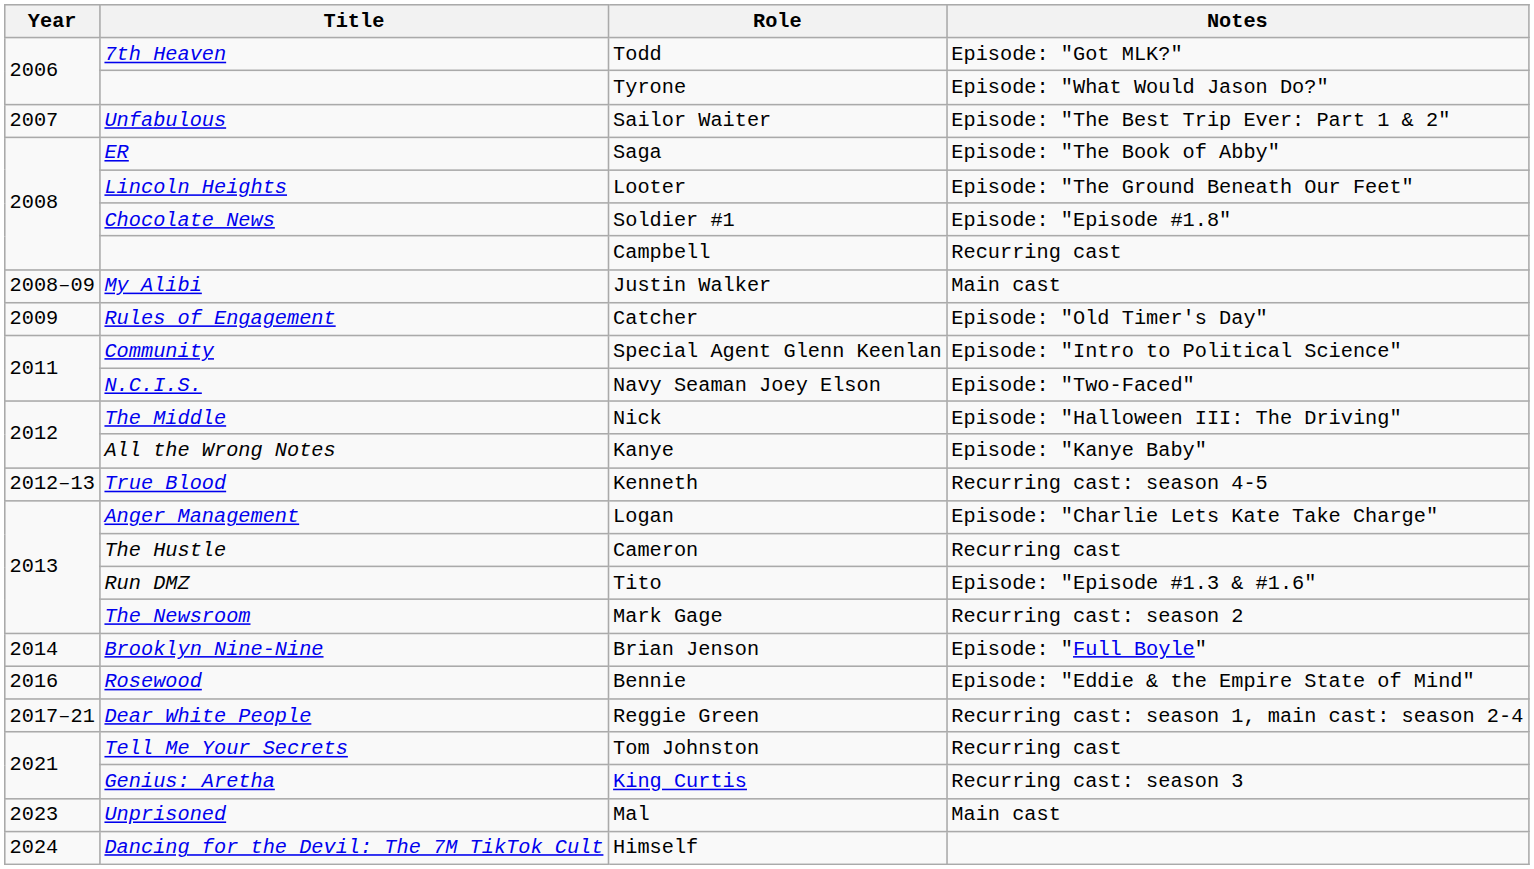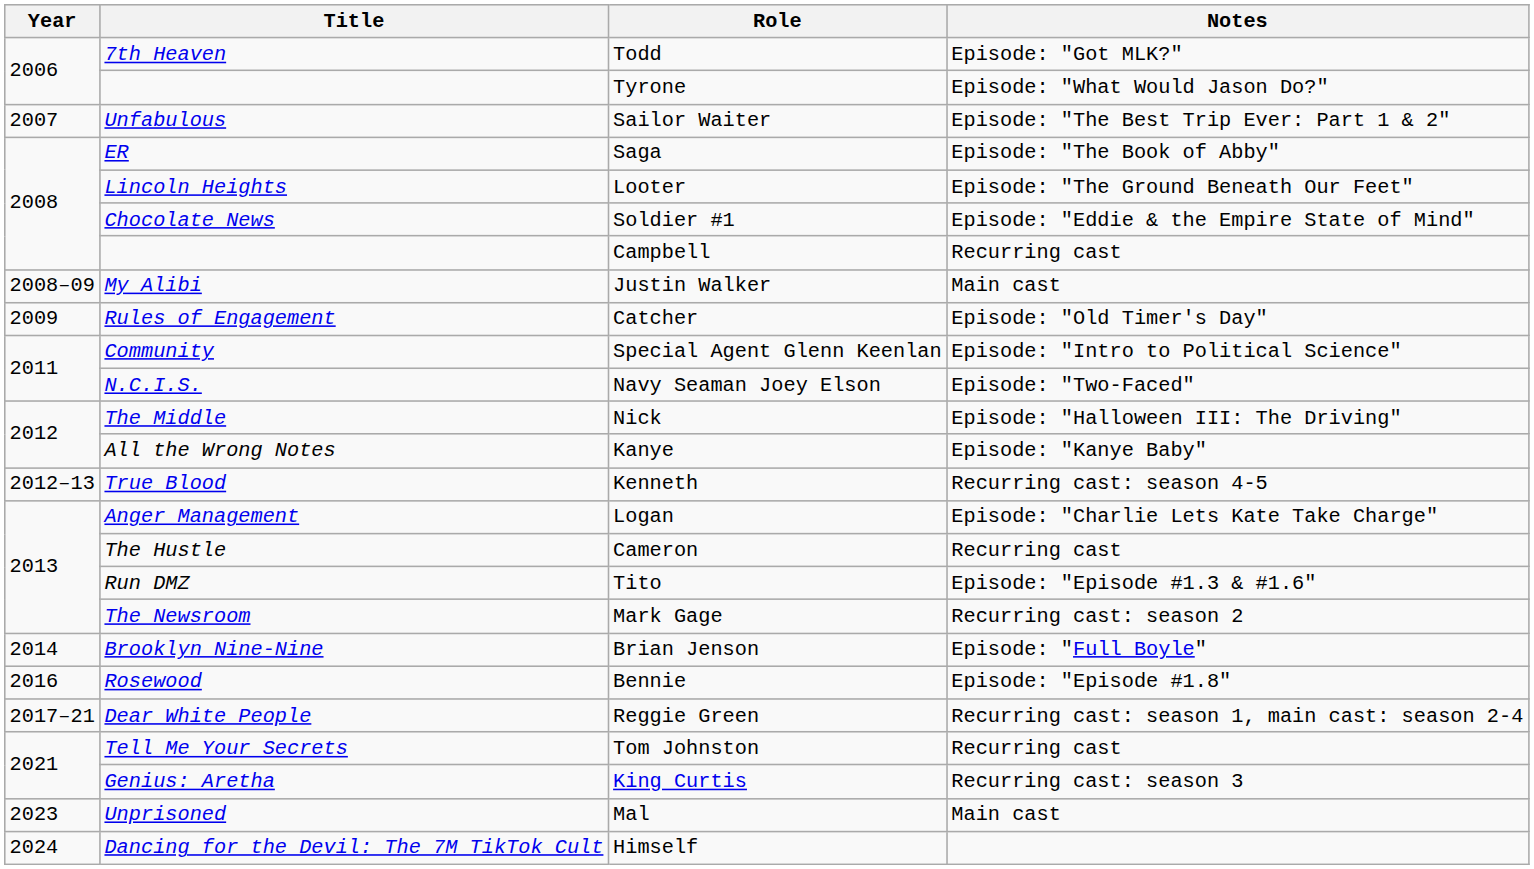(1091, 220) Episode: "Episode #1.8" -> (1213, 220) Episode: "Eddie & the Empire State of Mind"
(1213, 682) Episode: "Eddie & the Empire State of Mind" -> (1091, 682) Episode: "Episode #1.8"
